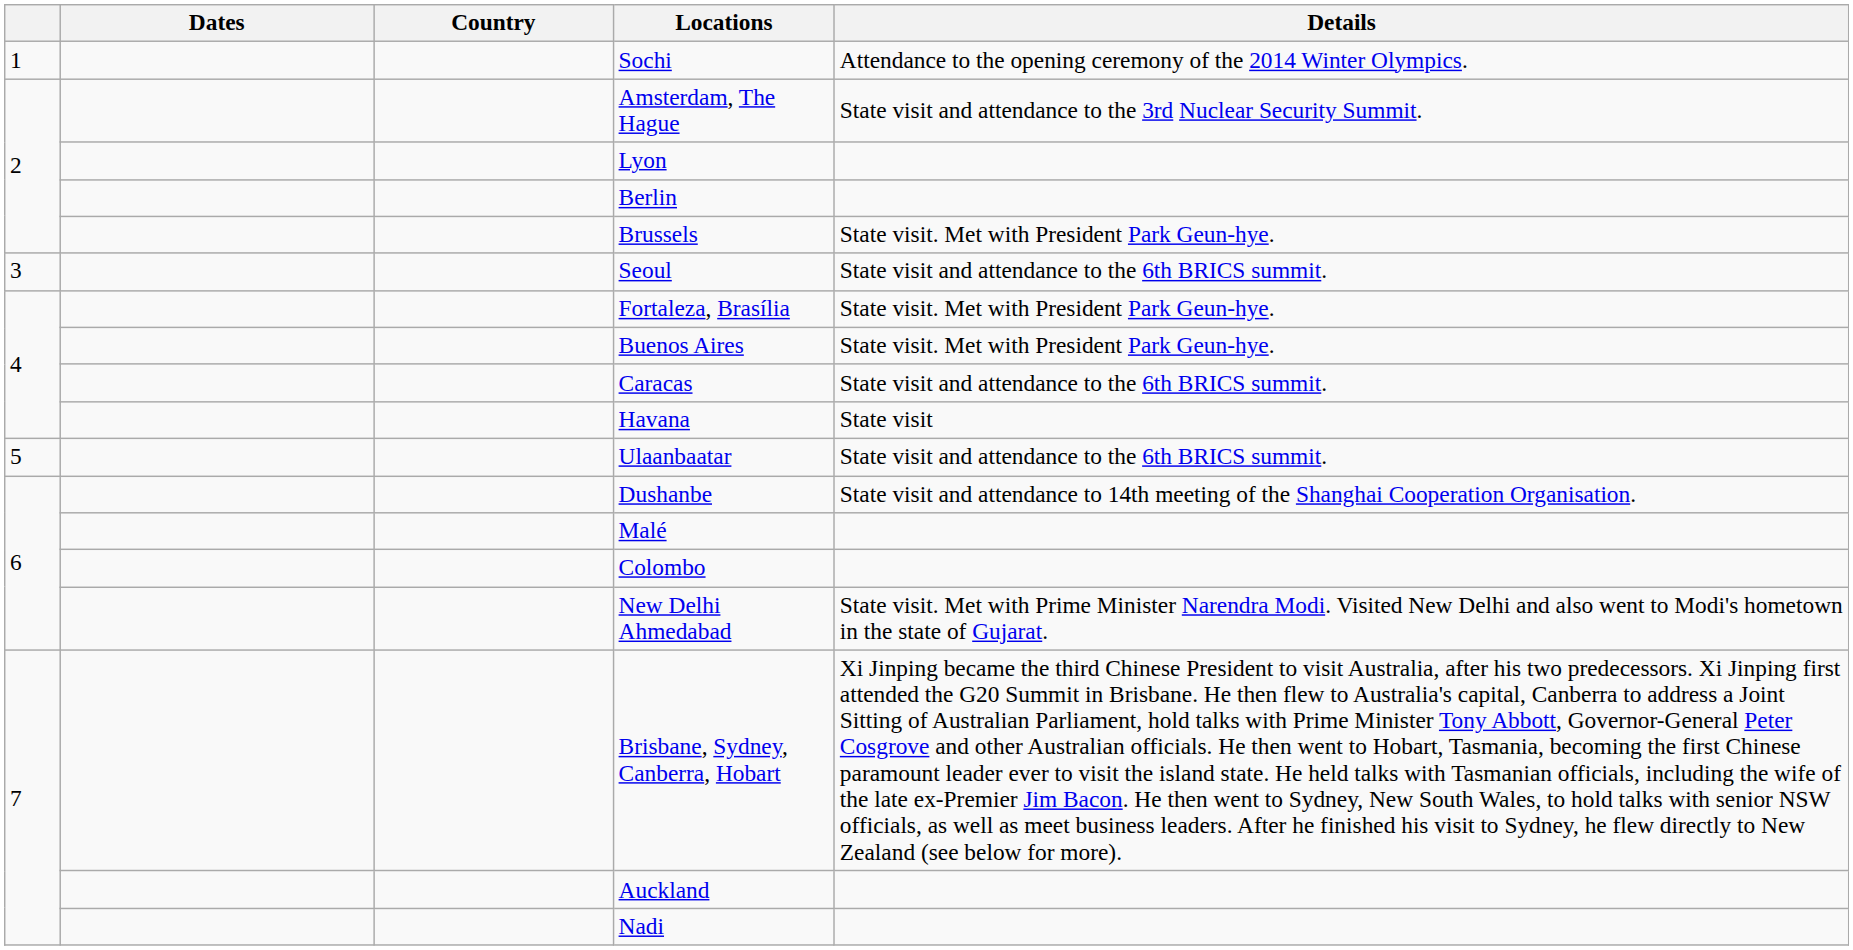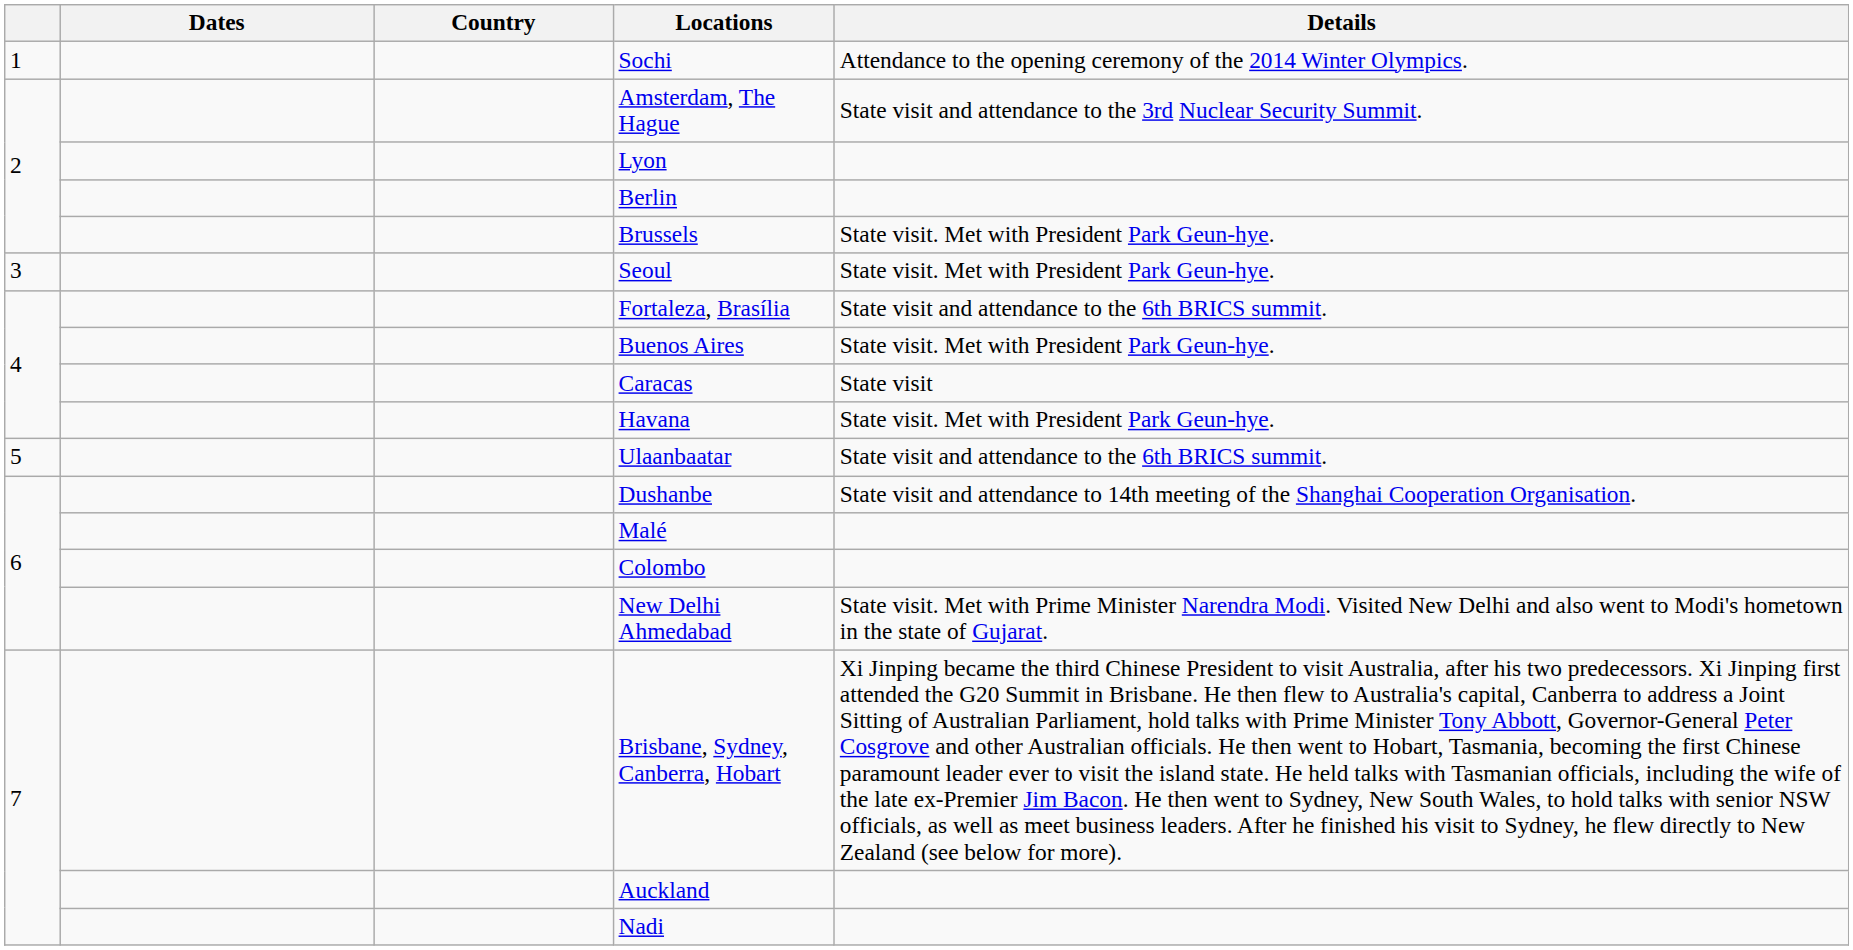(1083, 271) State visit and attendance to the 6th BRICS summit. -> (1057, 271) State visit. Met with President Park Geun-hye.
(1057, 308) State visit. Met with President Park Geun-hye. -> (1083, 308) State visit and attendance to the 6th BRICS summit.
(1083, 382) State visit and attendance to the 6th BRICS summit. -> (886, 382) State visit
(886, 419) State visit -> (1057, 419) State visit. Met with President Park Geun-hye.
